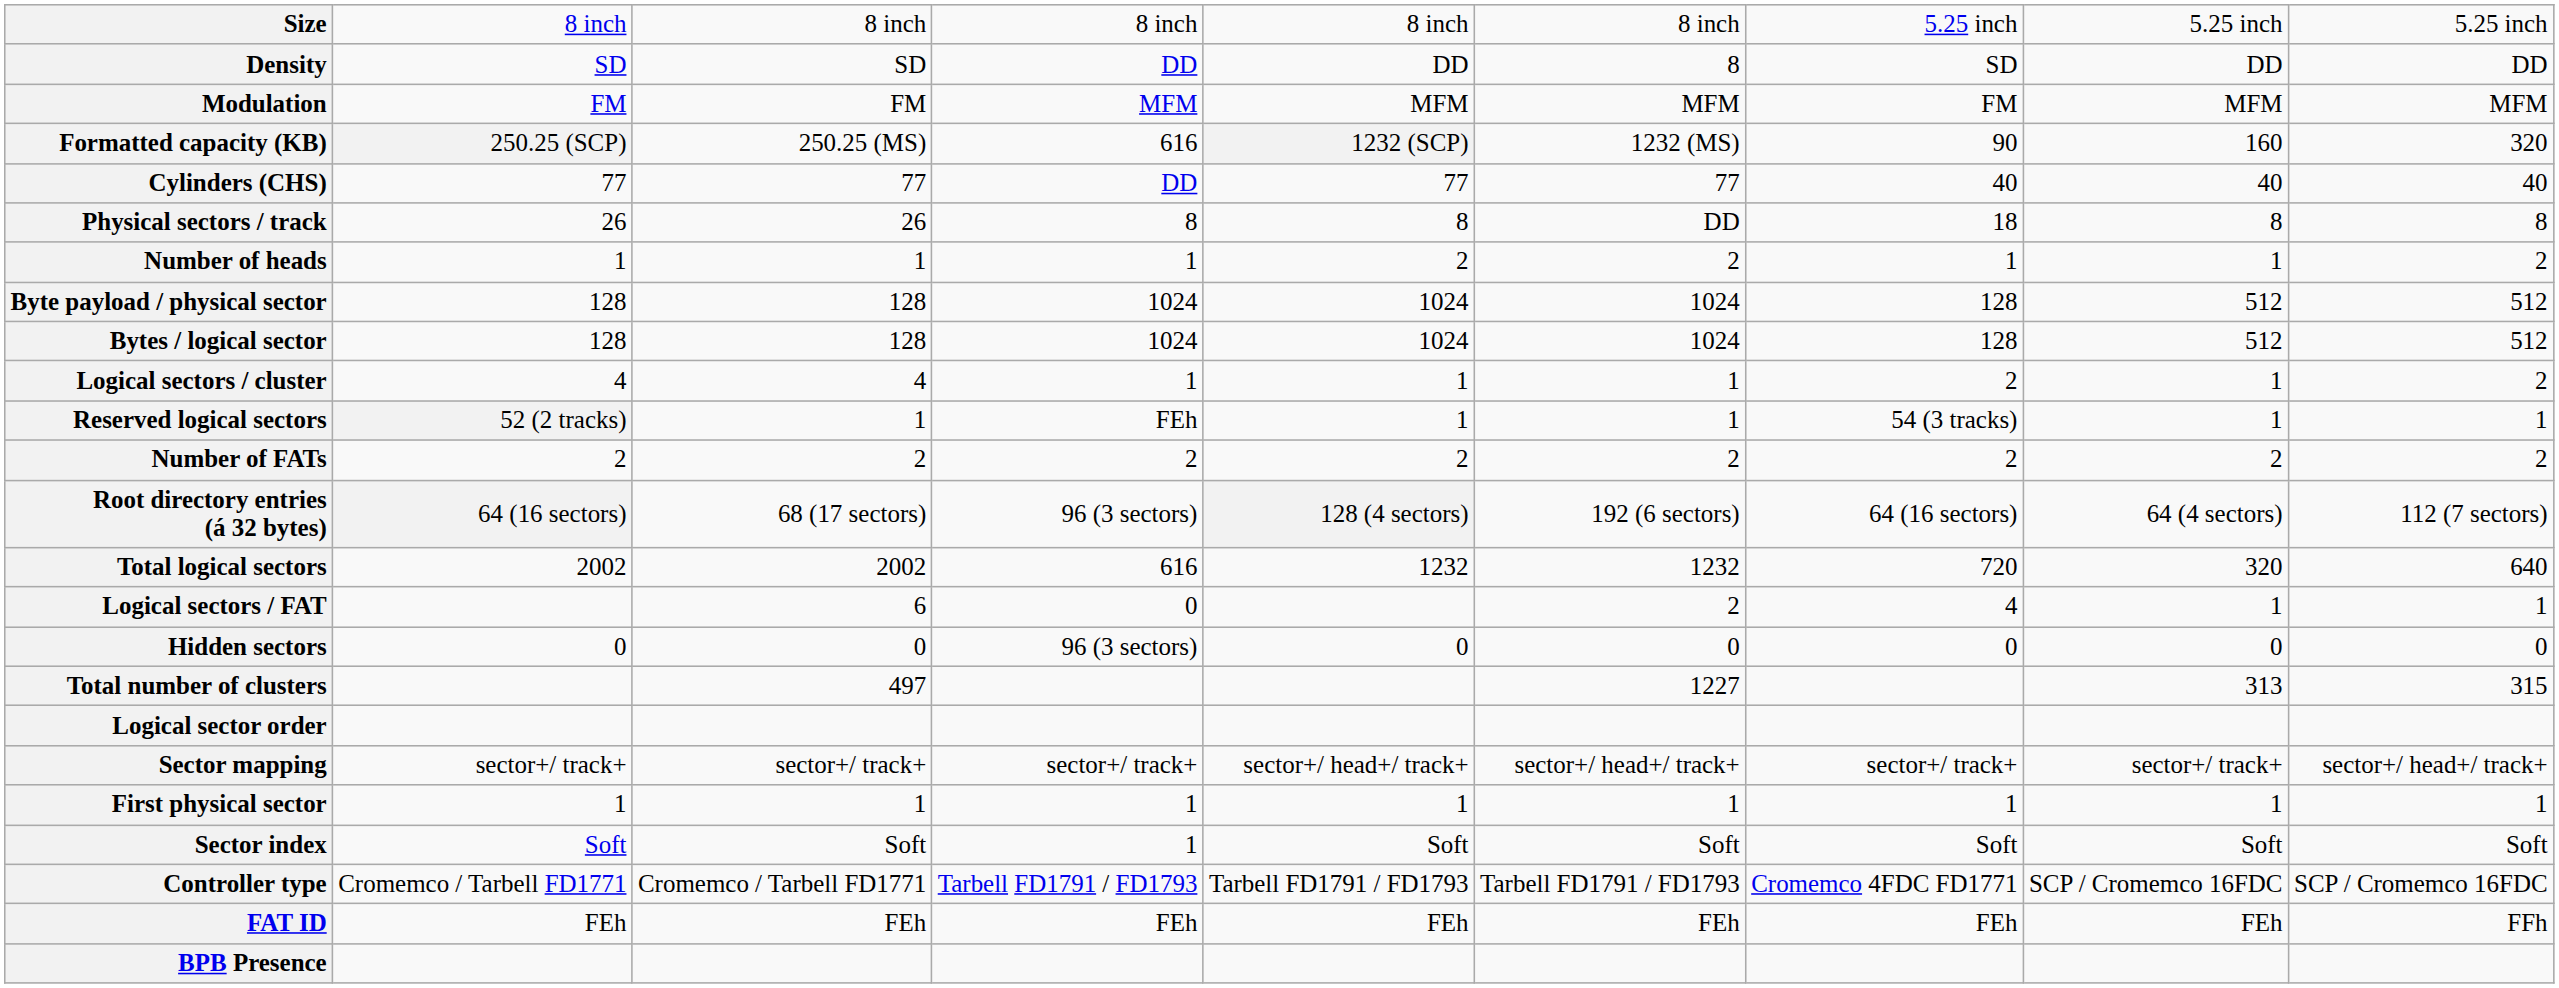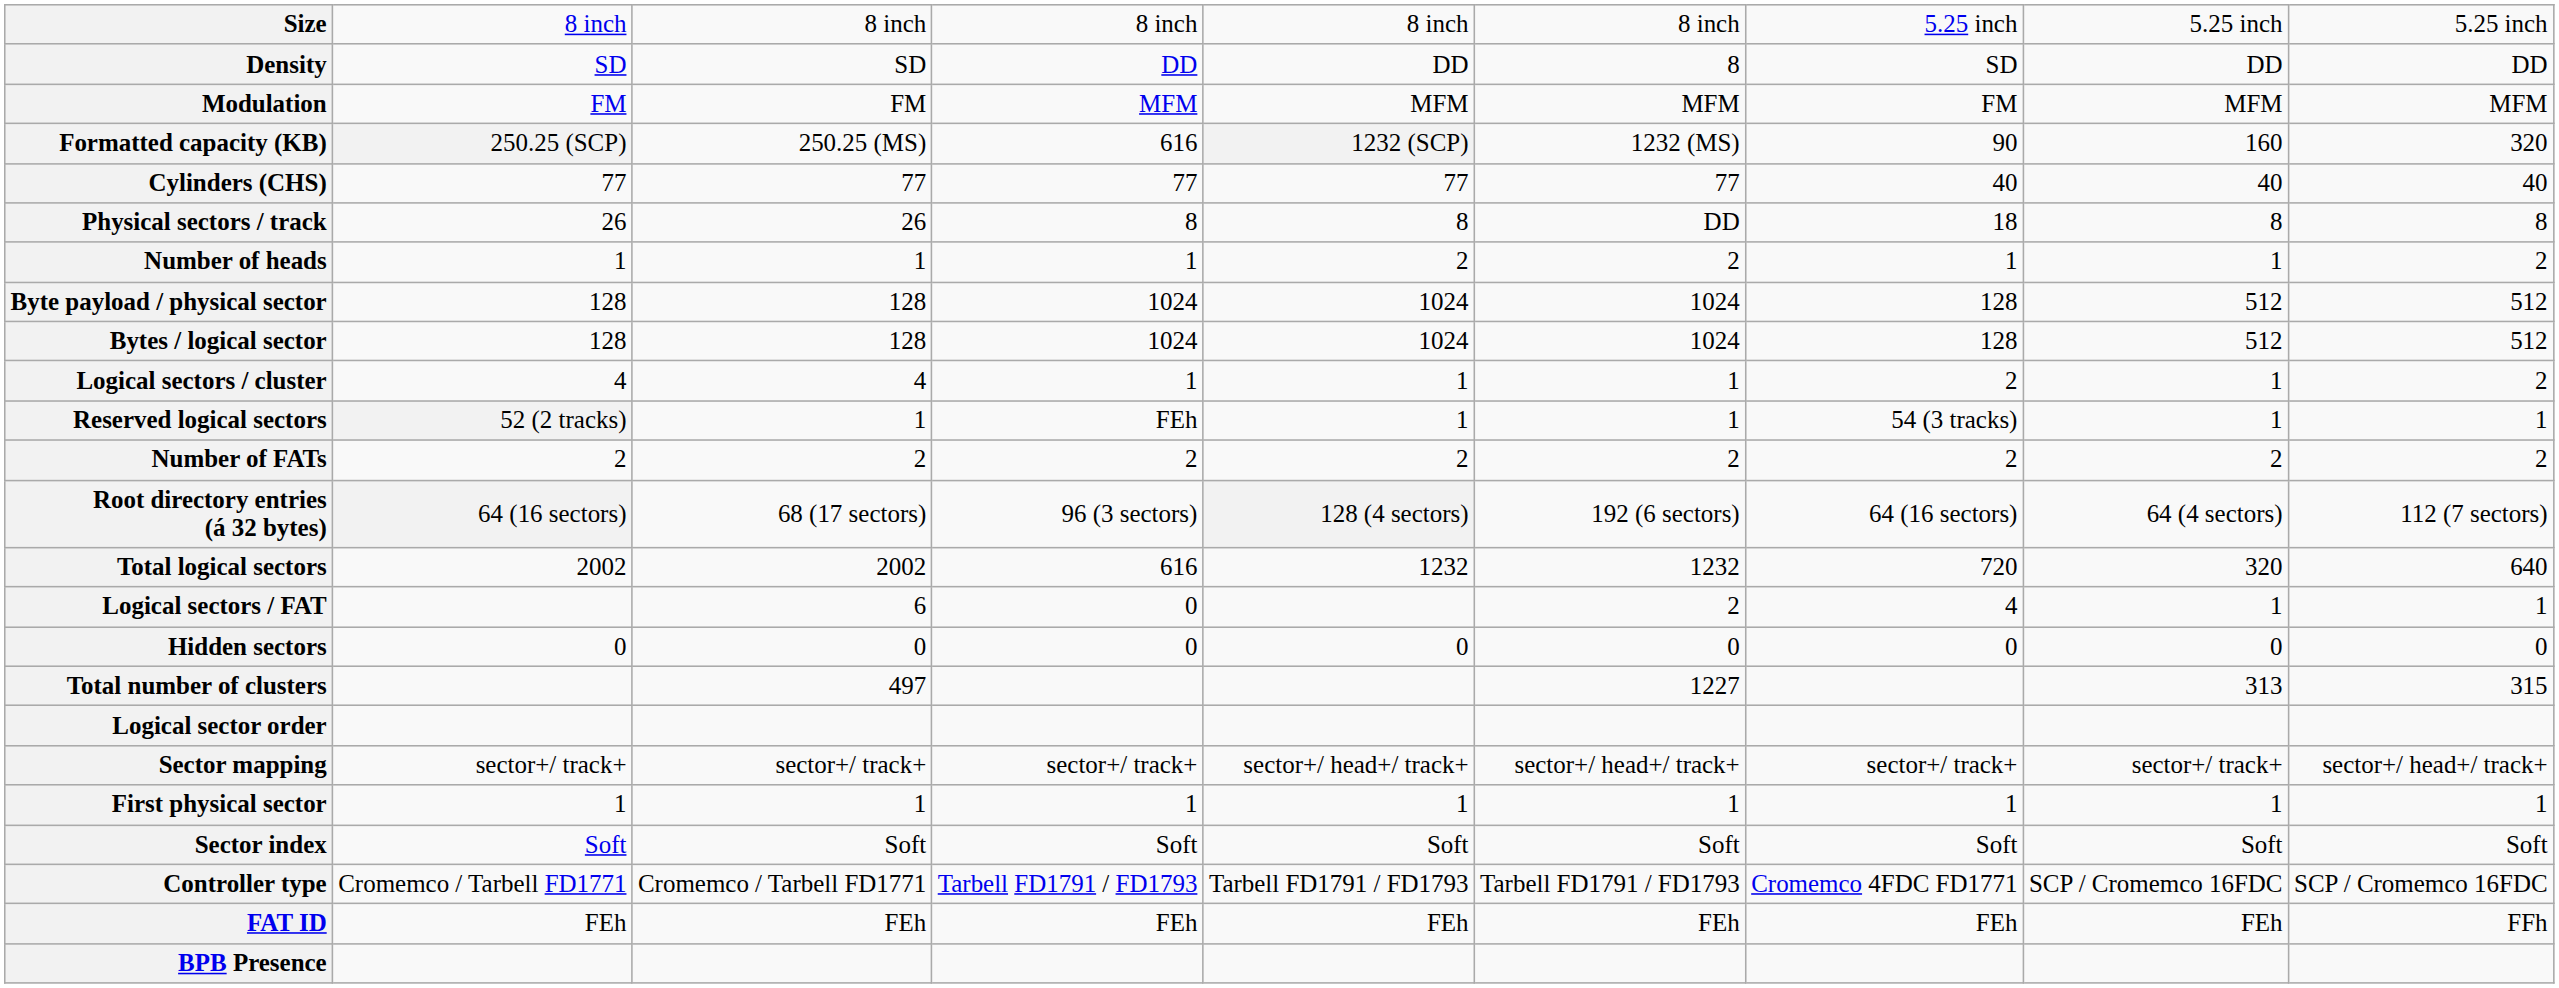(1179, 182) DD -> (1185, 182) 77
(1129, 646) 96 (3 sectors) -> (1191, 646) 0
(1191, 844) 1 -> (1177, 844) Soft
